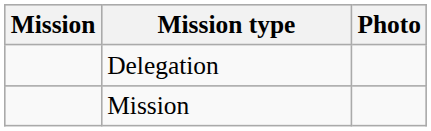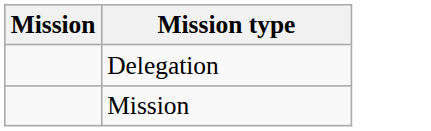- column: (389, 24)
